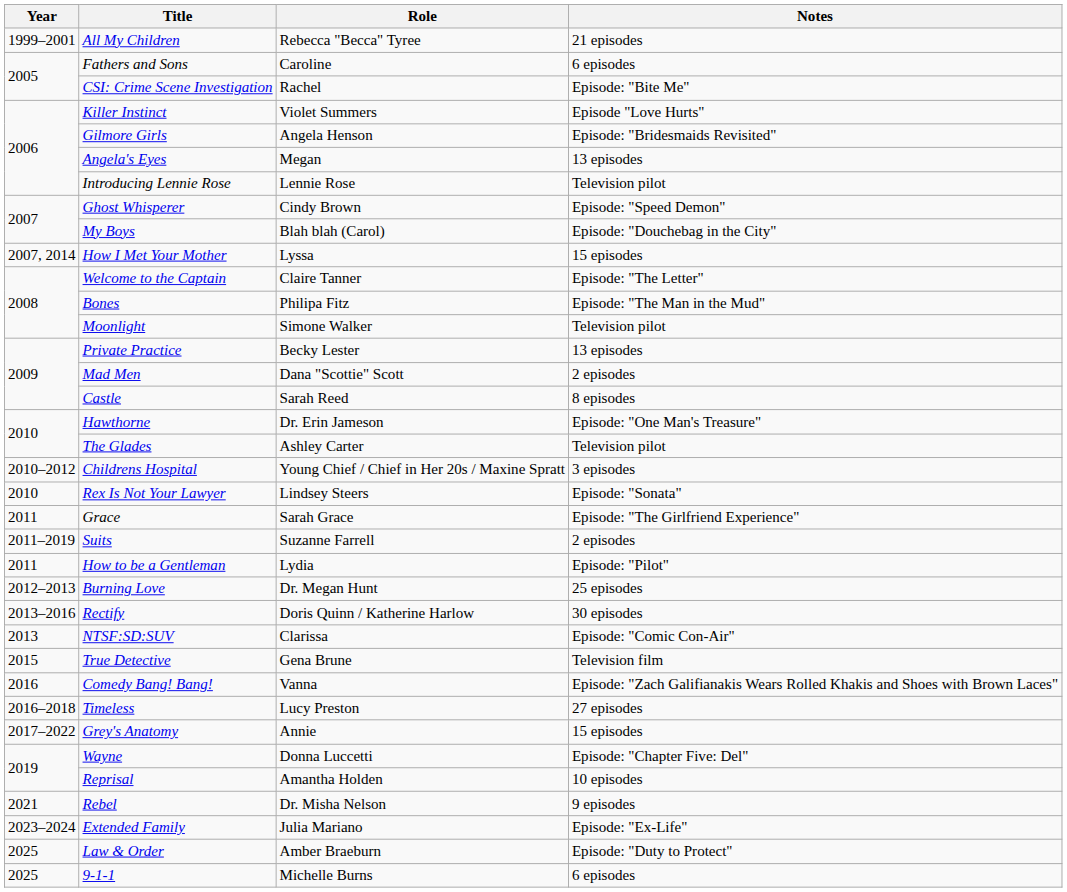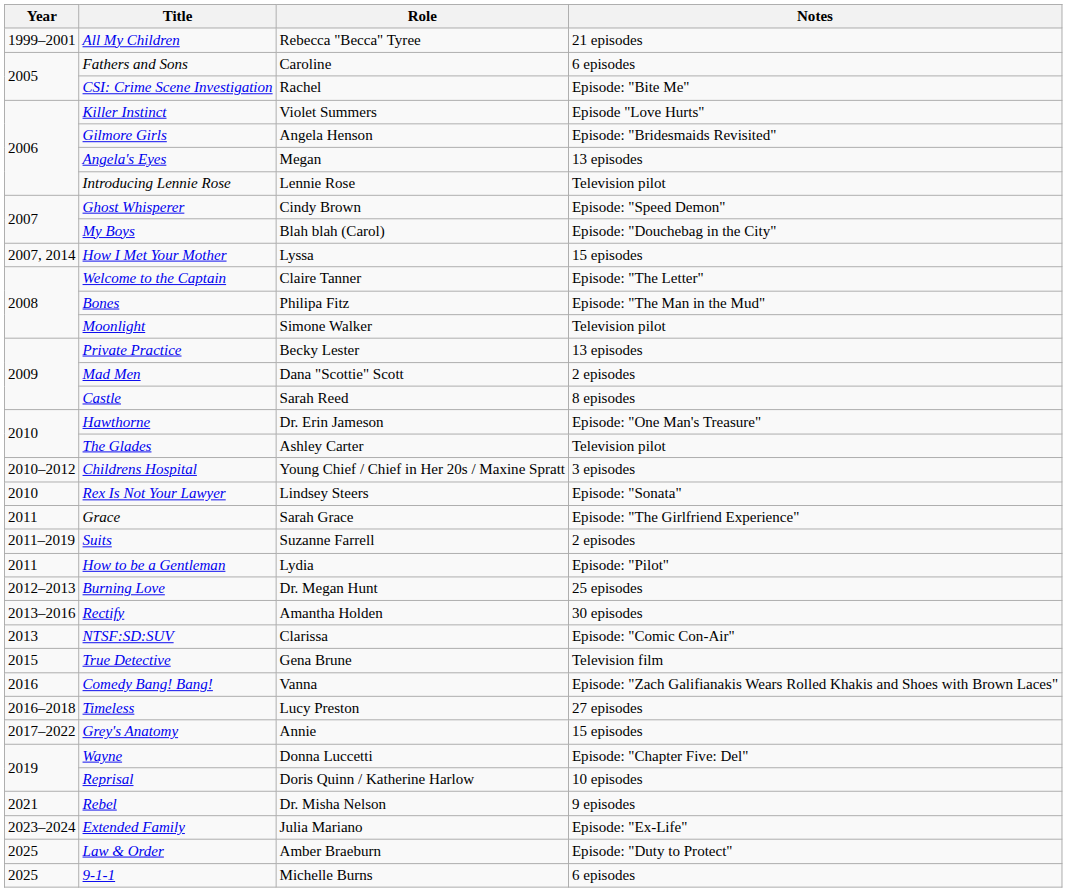(377, 612) Doris Quinn / Katherine Harlow -> (331, 612) Amantha Holden
(331, 779) Amantha Holden -> (377, 779) Doris Quinn / Katherine Harlow
